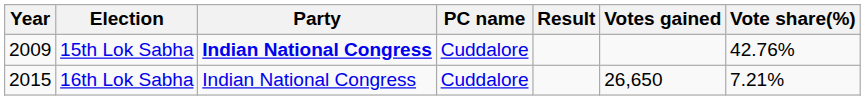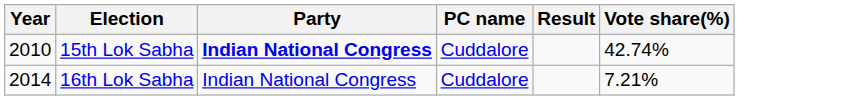- column: (663, 19)
(30, 49) 2009 -> (30, 49) 2010
(762, 49) 42.76% -> (637, 49) 42.74%
(30, 79) 2015 -> (30, 79) 2014
